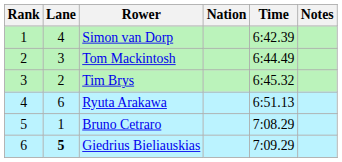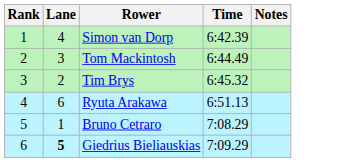- column: (227, 15)
